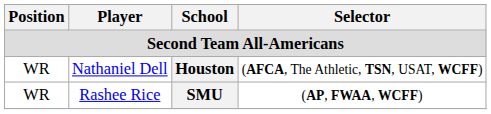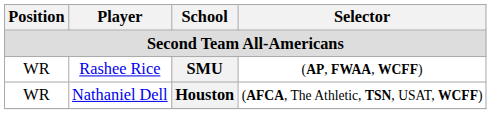rows swapped: (120, 69) <-> (120, 95)
